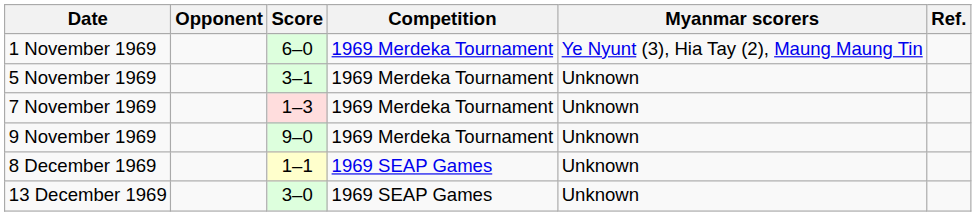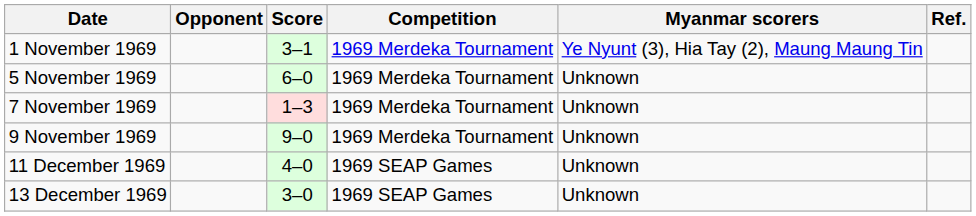(297, 48) 6–0 -> (297, 48) 3–1
(297, 78) 3–1 -> (297, 78) 6–0
- row: (83, 166)
+ row: (87, 166)
